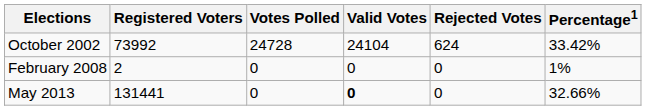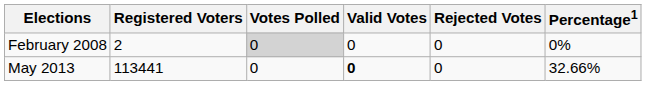- row: (54, 44)
(254, 68) no background -> (254, 44) lightgrey background
(560, 68) 1% -> (560, 44) 0%
(139, 92) 131441 -> (139, 68) 113441
